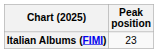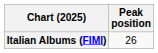(131, 40) 23 -> (131, 40) 26
